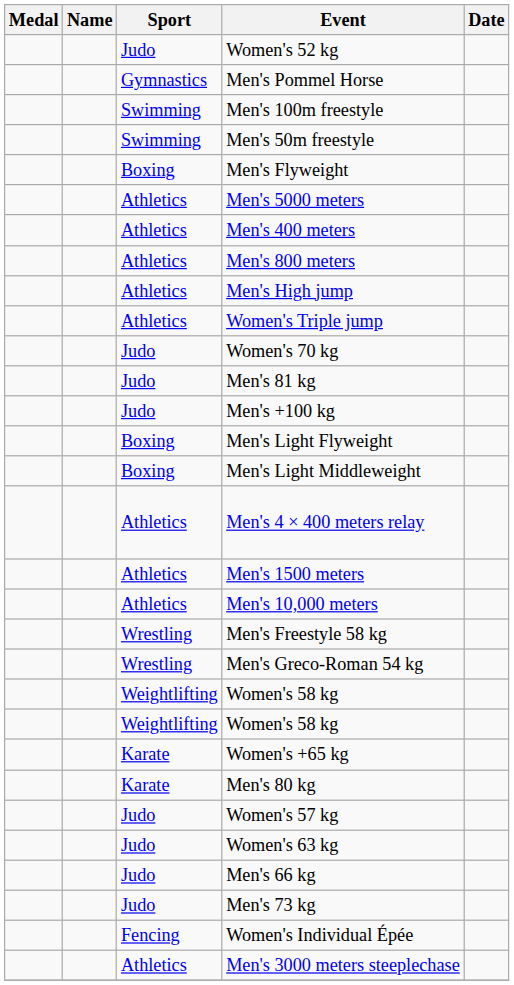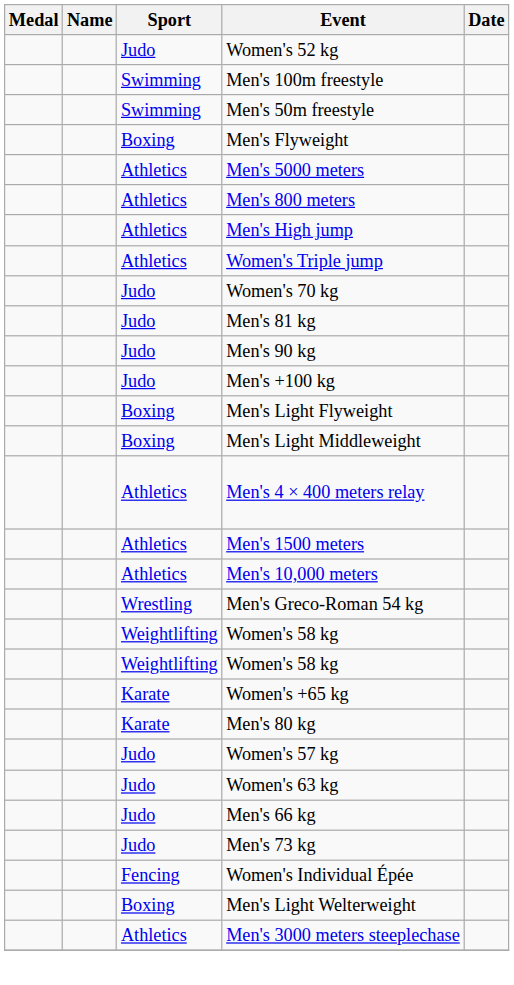- row: (164, 79)
- row: (154, 230)
+ row: (138, 350)
- row: (157, 634)
+ row: (148, 905)
